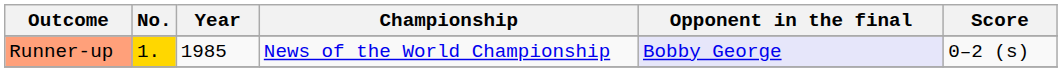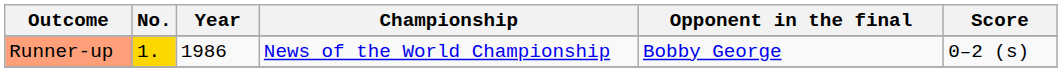(204, 52) 1985 -> (204, 52) 1986
(712, 52) lavender background -> (712, 52) no background
